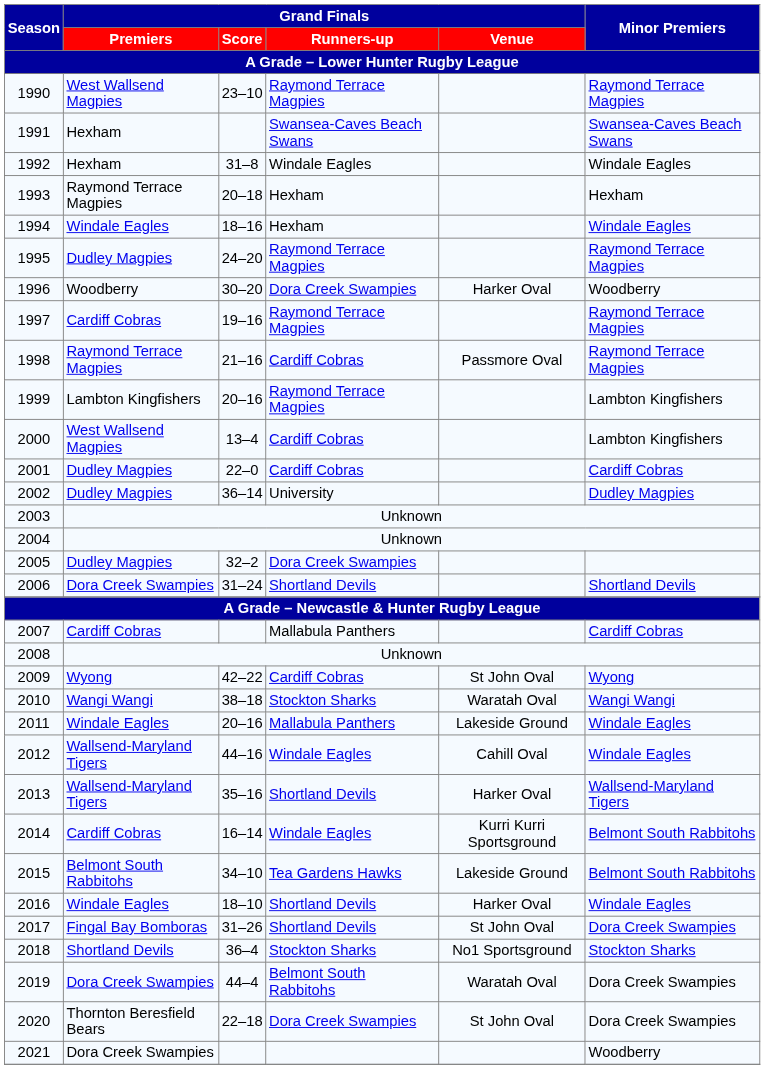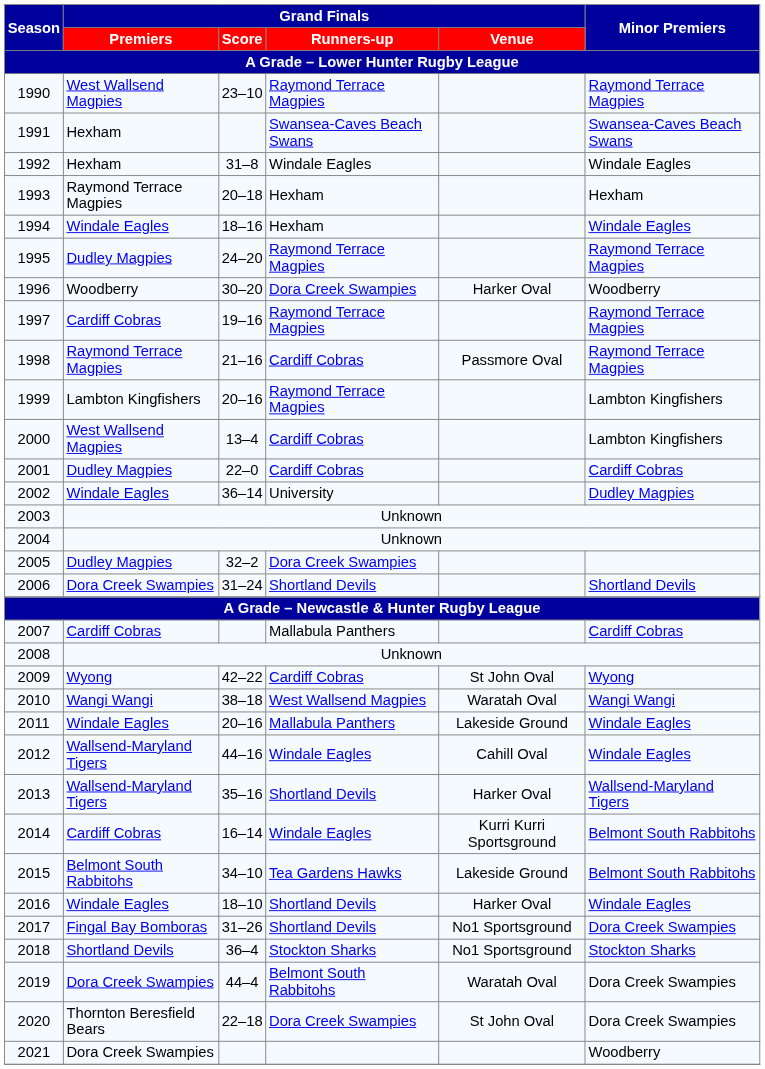(119, 493) Dudley Magpies -> (118, 493) Windale Eagles
(323, 700) Stockton Sharks -> (348, 700) West Wallsend Magpies
(512, 927) St John Oval -> (512, 927) No1 Sportsground
